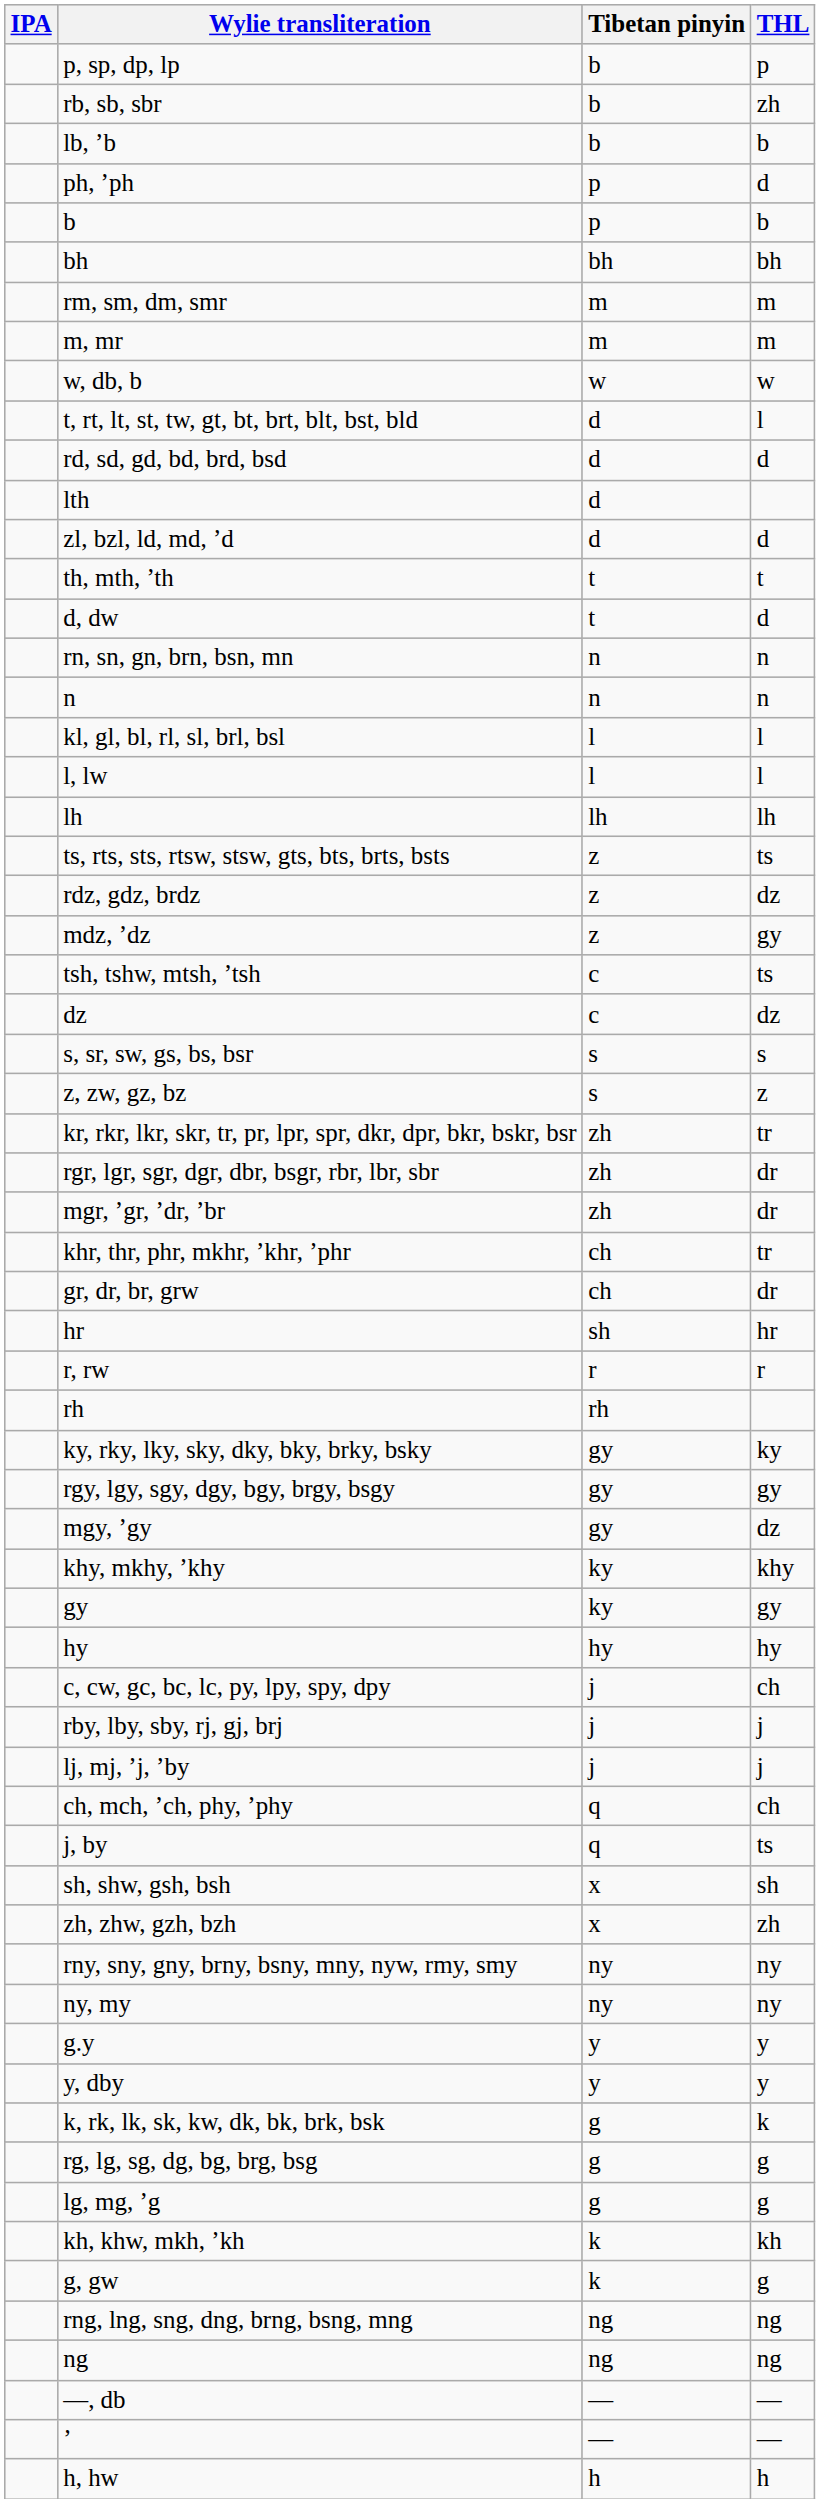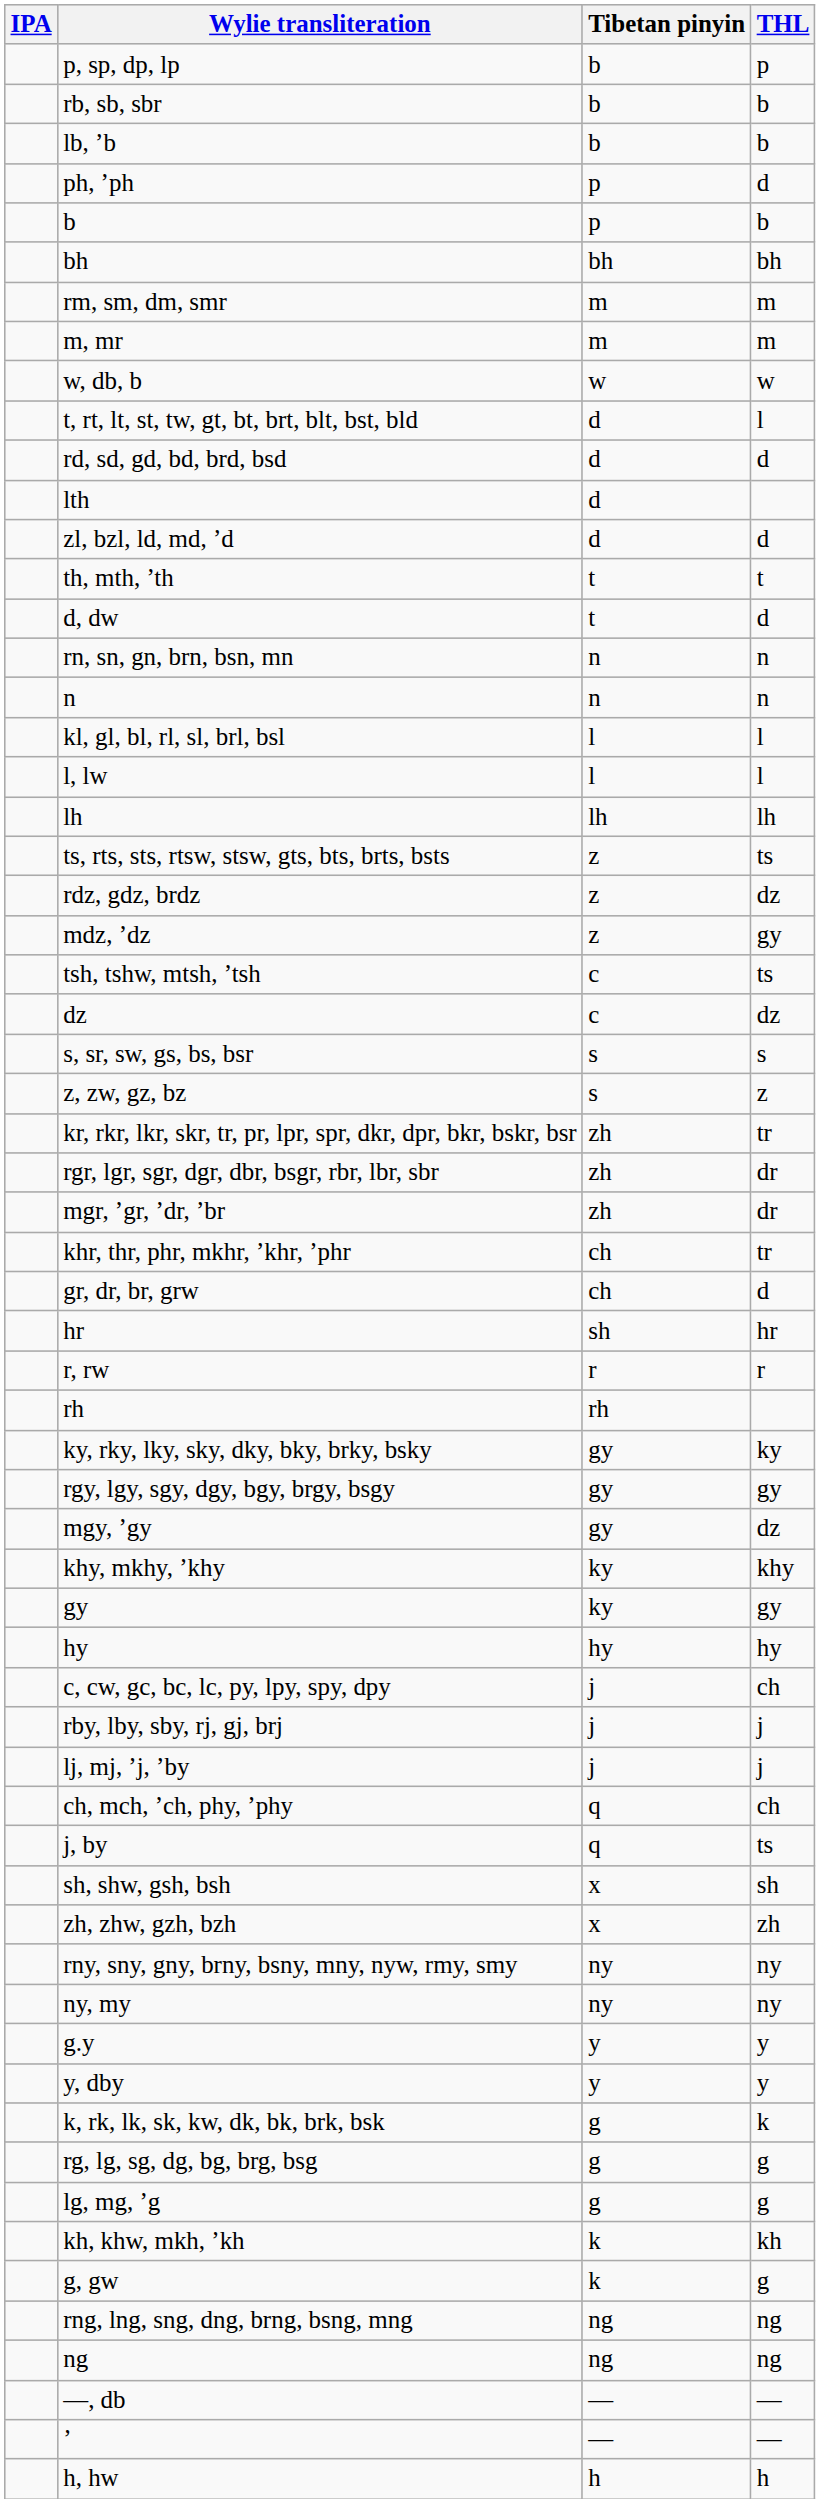(768, 103) zh -> (763, 103) b
(767, 1291) dr -> (763, 1291) d
